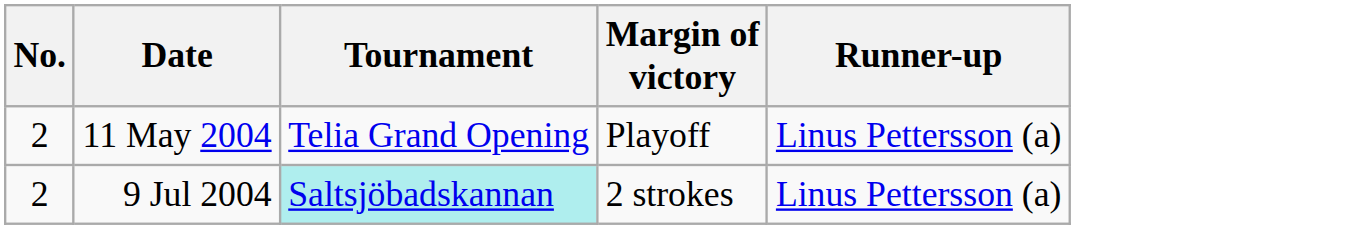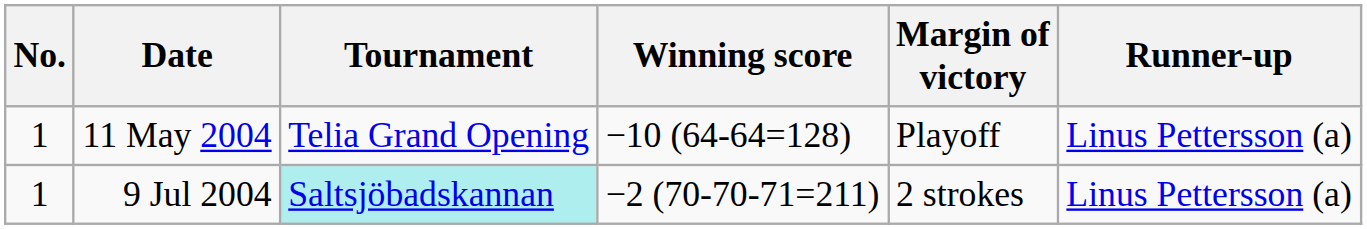+ column: (743, 55)
(40, 135) 2 -> (40, 135) 1
(40, 194) 2 -> (40, 194) 1
